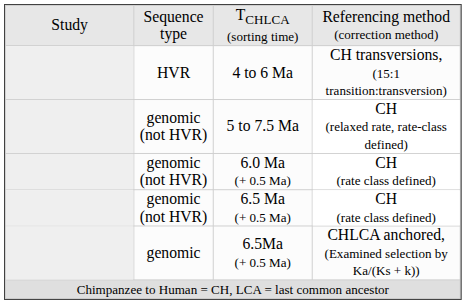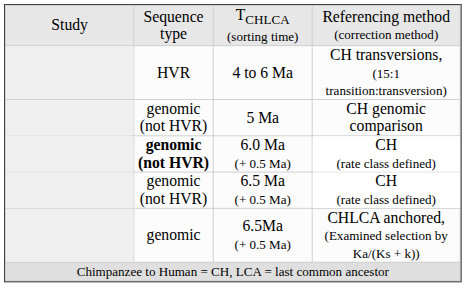+ row: (263, 117)
- row: (263, 126)
(174, 171) normal -> (174, 154) bold
